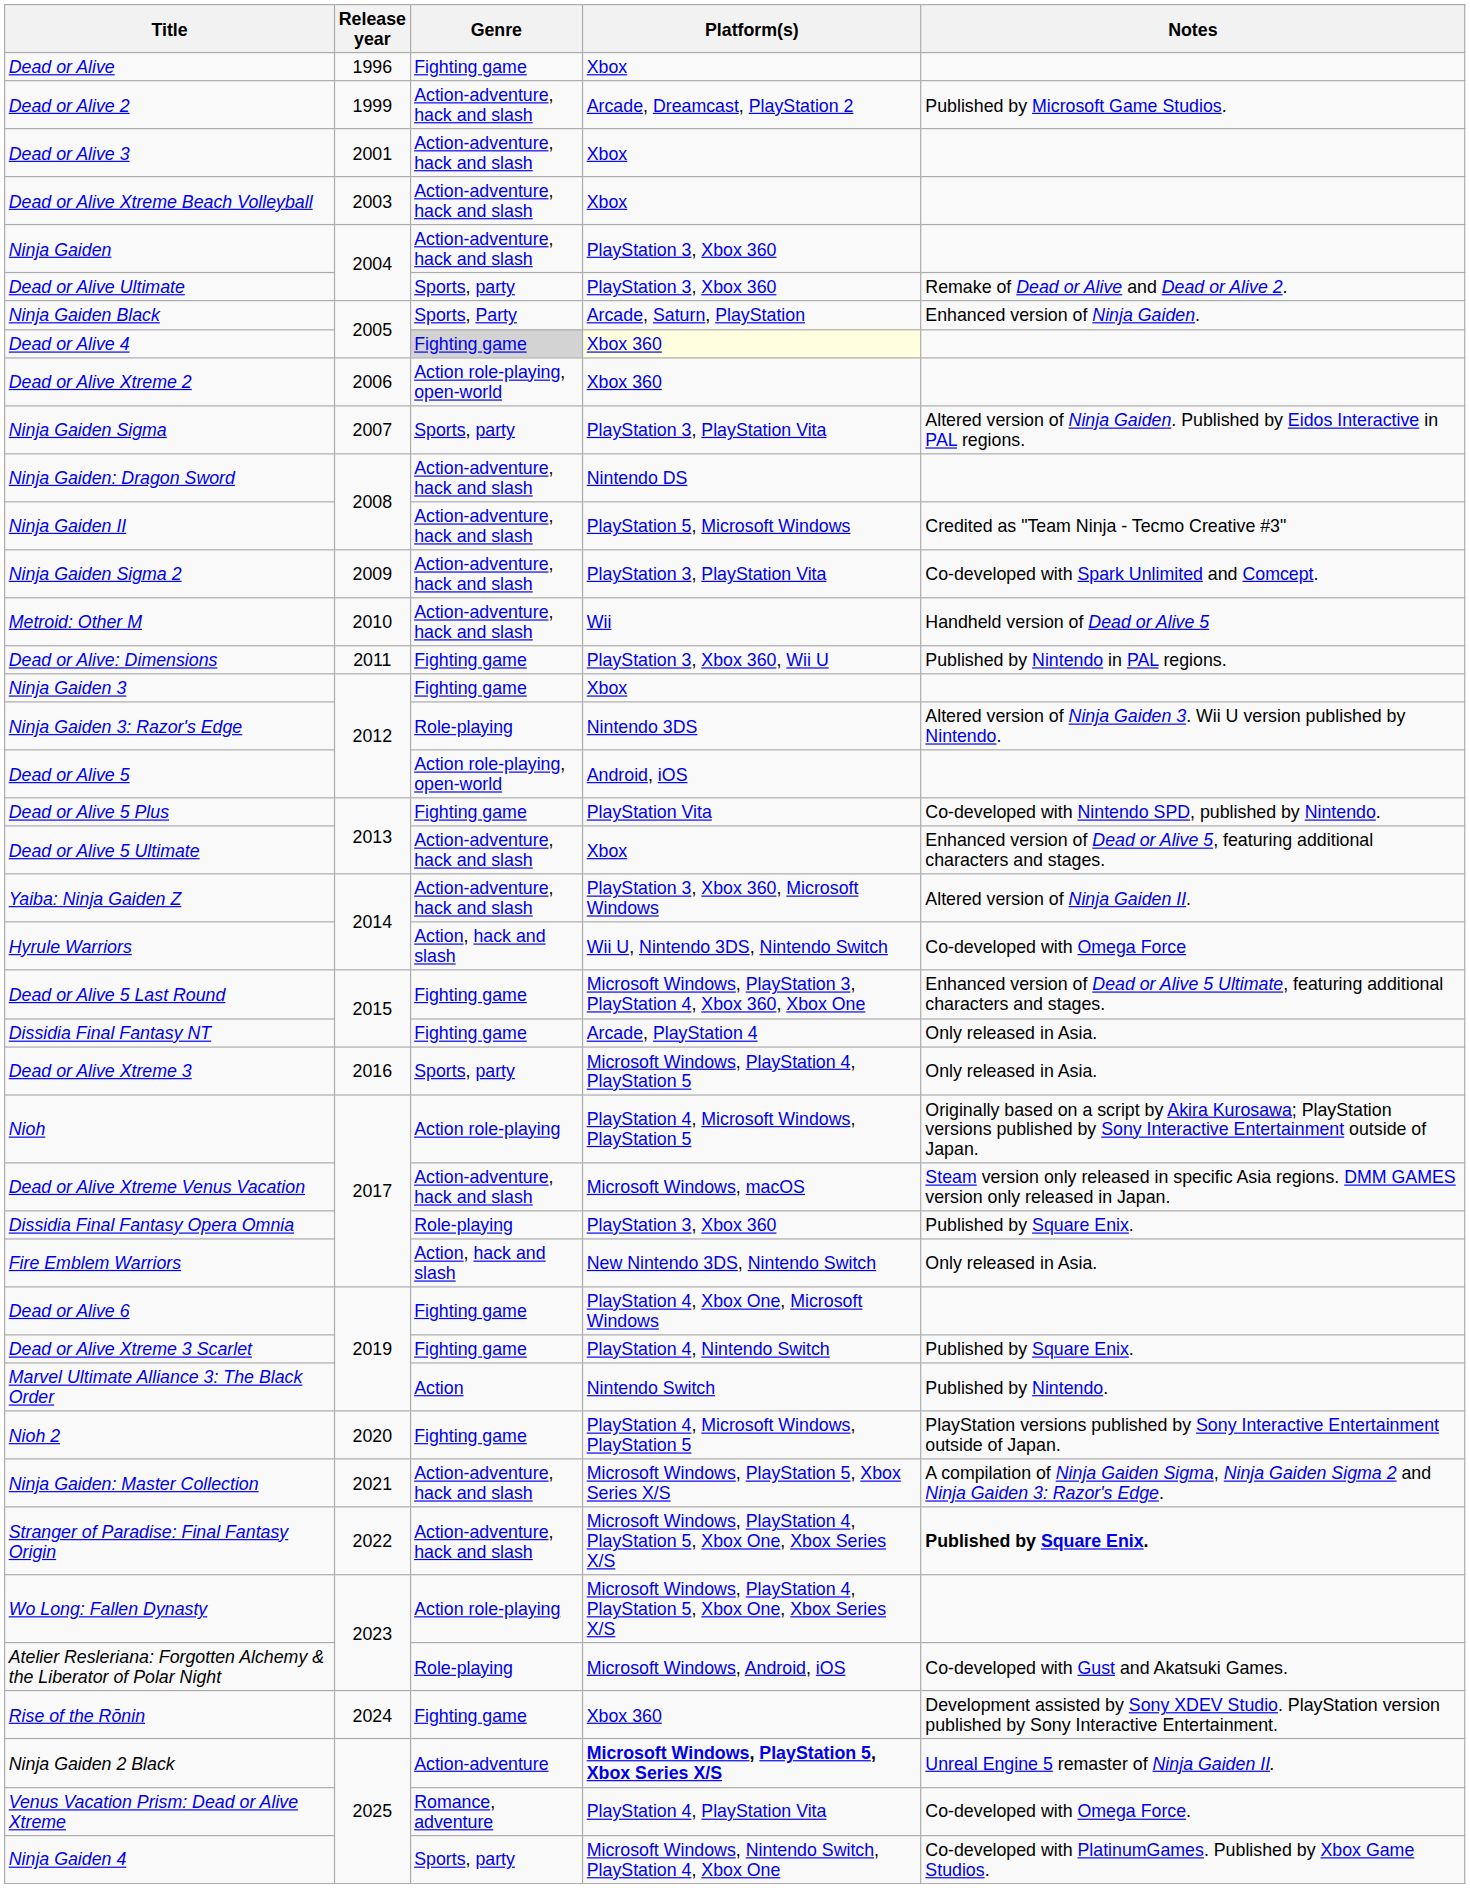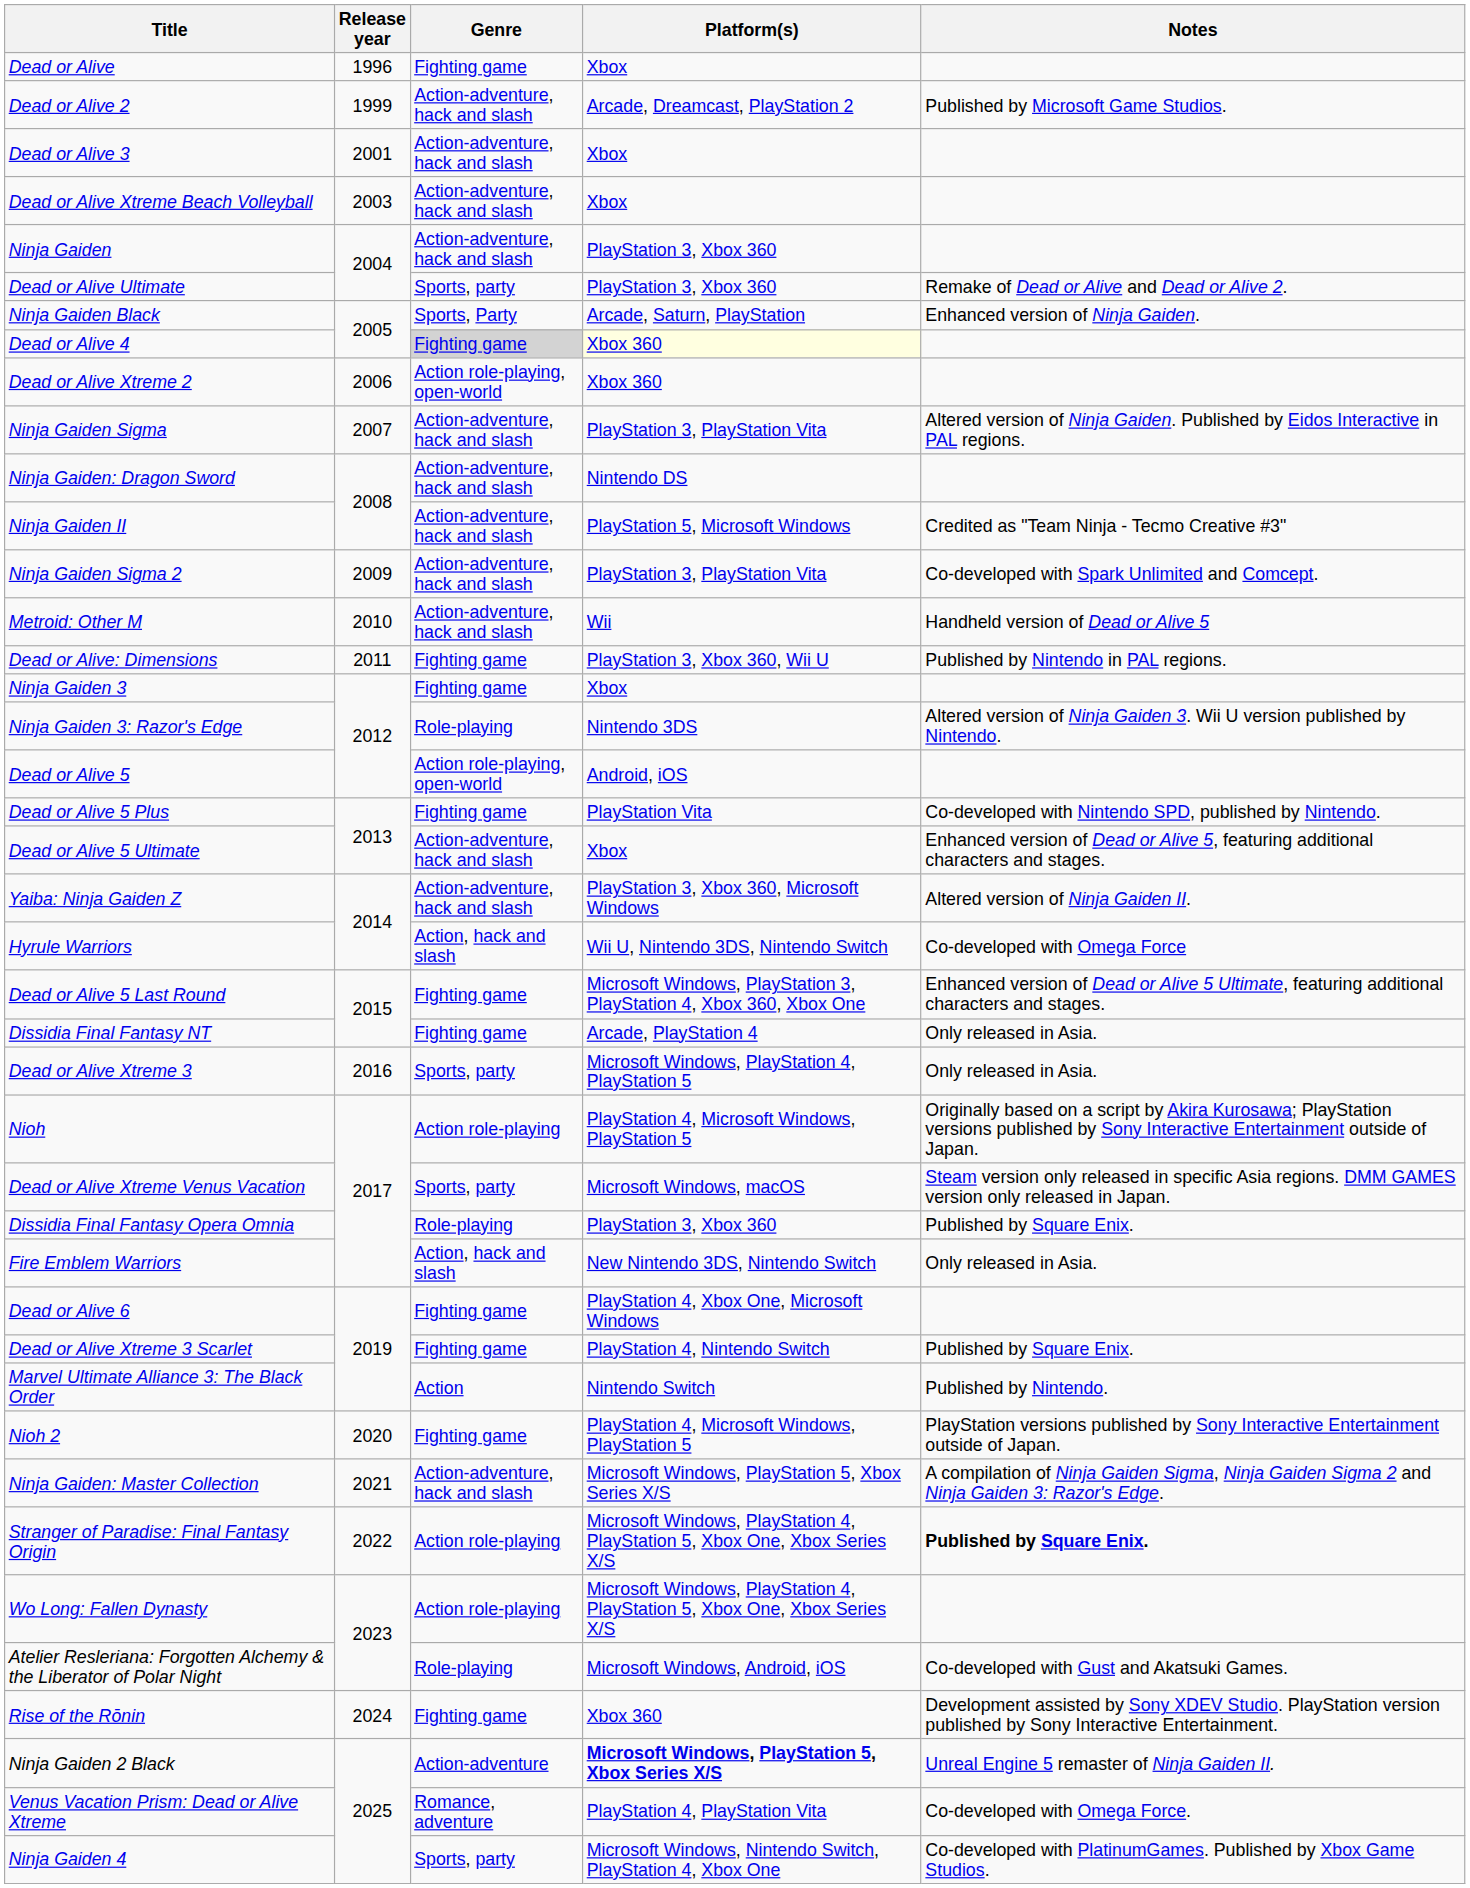(465, 430) Sports, party -> (484, 430) Action-adventure, hack and slash
(484, 1187) Action-adventure, hack and slash -> (465, 1187) Sports, party
(484, 1541) Action-adventure, hack and slash -> (487, 1541) Action role-playing
